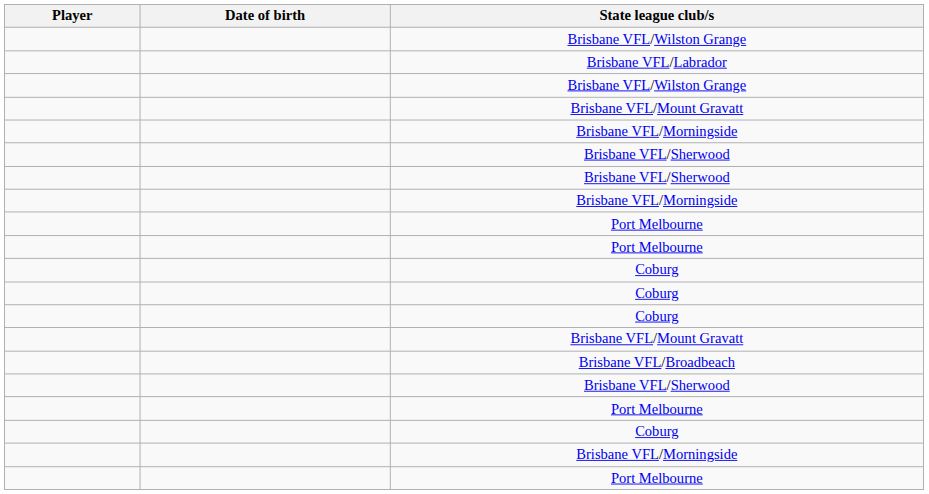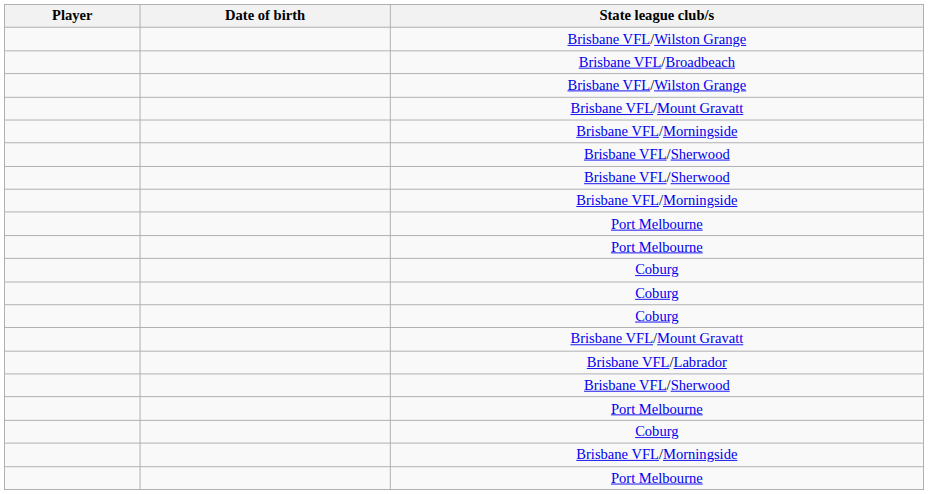rows swapped: (72, 362) <-> (72, 62)
